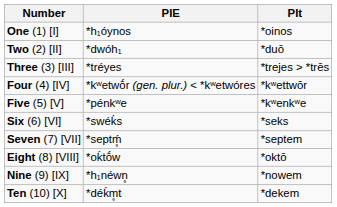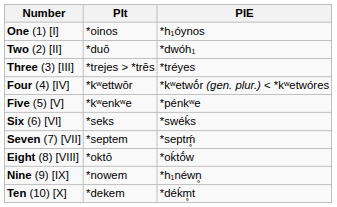columns swapped: (295, 13) <-> (171, 13)
